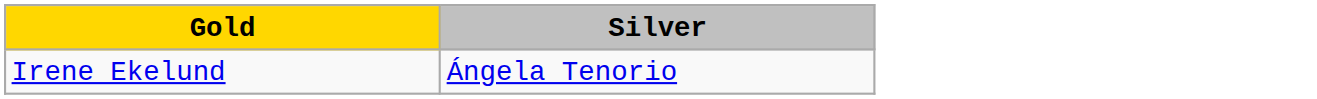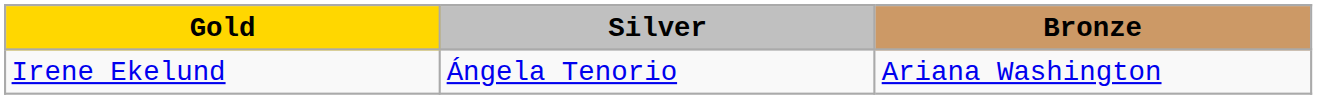+ column: (1093, 27)
